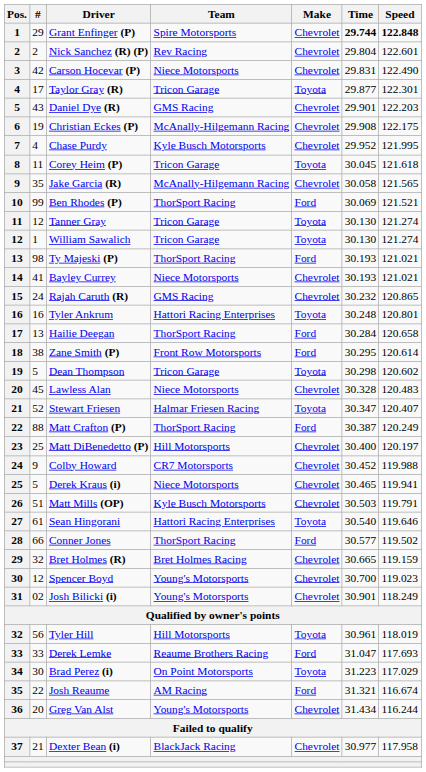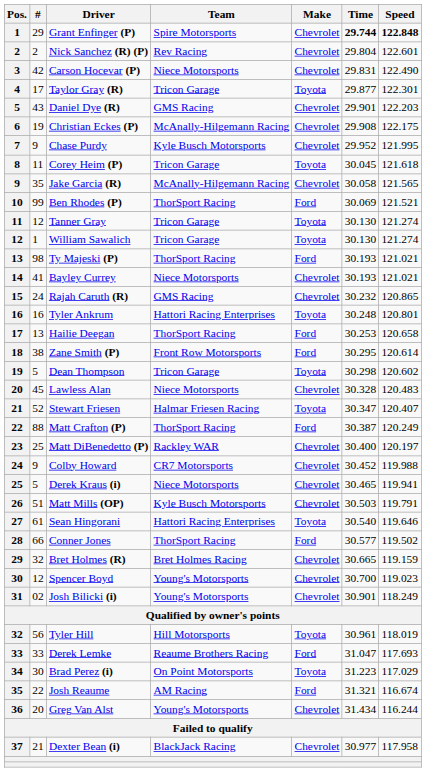(35, 145) 4 -> (35, 145) 9
(360, 333) 30.284 -> (360, 333) 30.253
(192, 446) Hill Motorsports -> (186, 446) Rackley WAR
